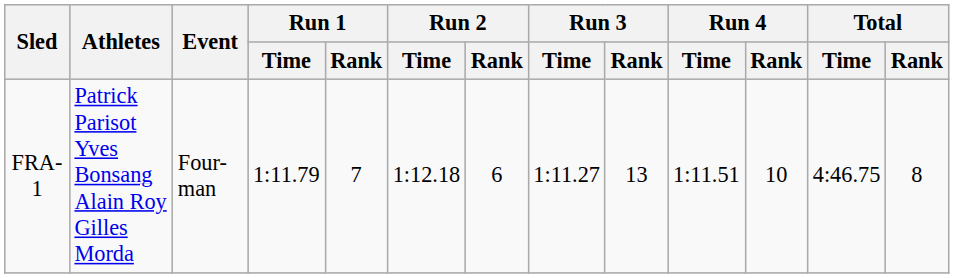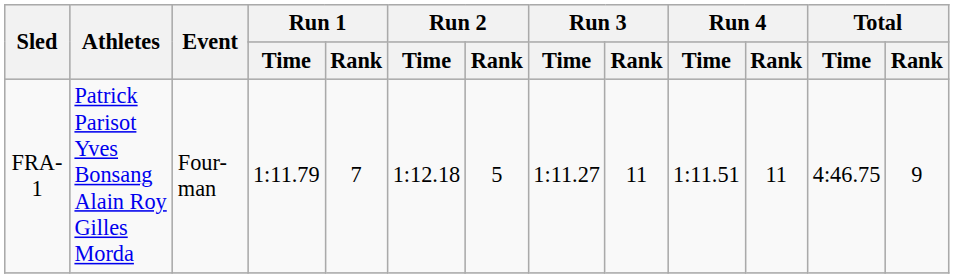(497, 175) 6 -> (497, 175) 5
(637, 175) 13 -> (637, 175) 11
(776, 175) 10 -> (776, 175) 11
(917, 175) 8 -> (917, 175) 9
